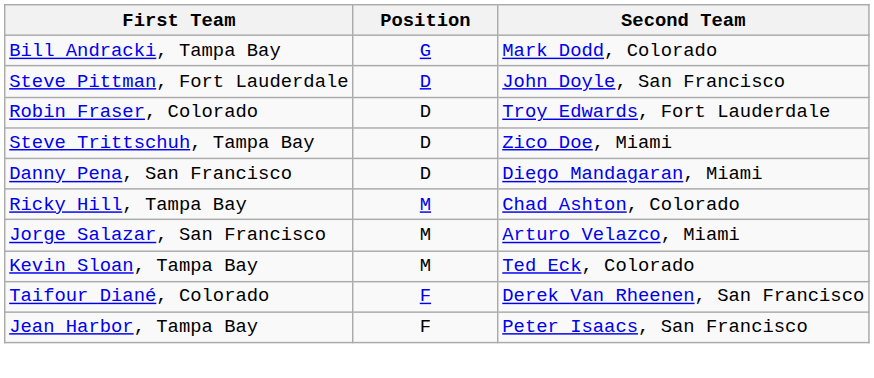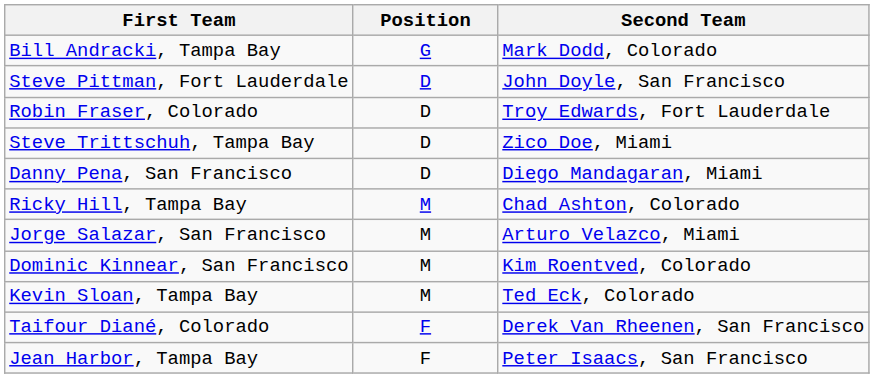+ row: (179, 266)
